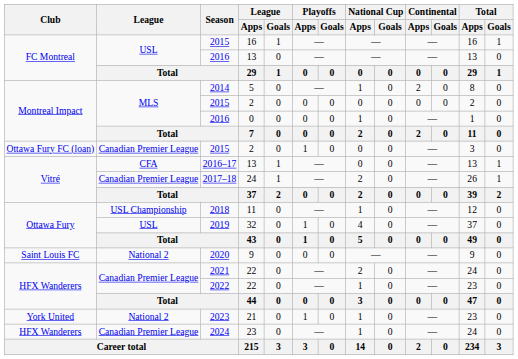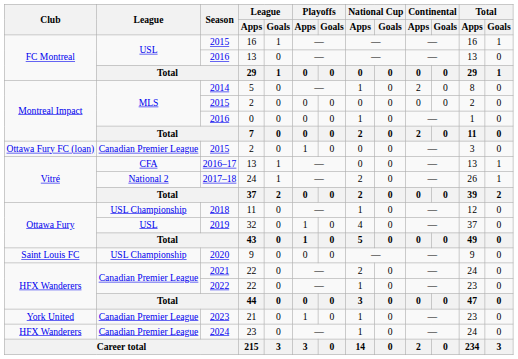(149, 179) Canadian Premier League -> (149, 179) National 2
(149, 255) National 2 -> (149, 255) USL Championship
(149, 316) National 2 -> (149, 316) Canadian Premier League
